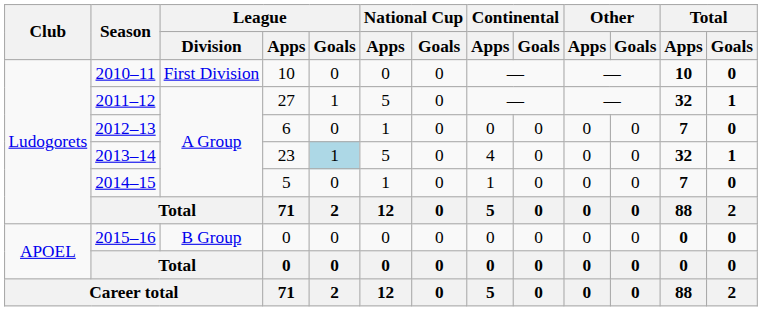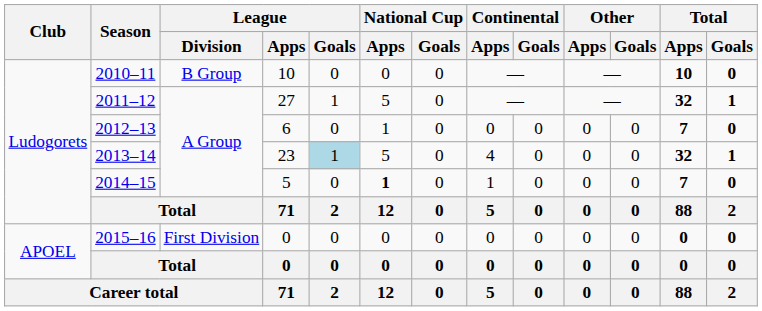(211, 73) First Division -> (211, 73) B Group
(386, 182) normal -> (386, 182) bold
(211, 237) B Group -> (211, 237) First Division
